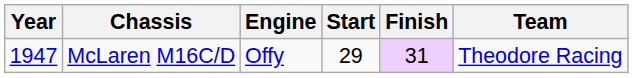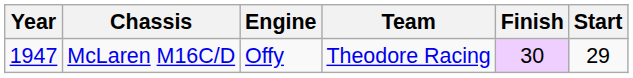columns swapped: (351, 22) <-> (540, 22)
(417, 56) 31 -> (532, 56) 30
